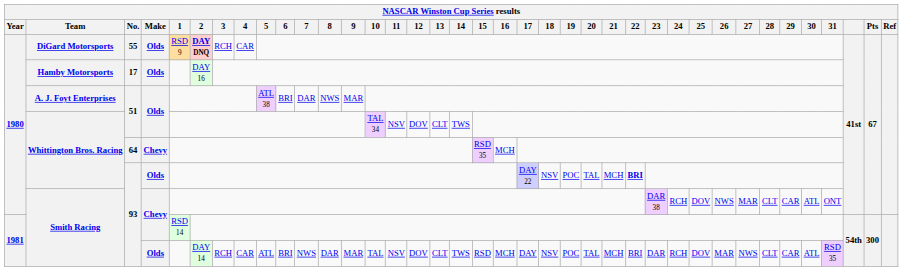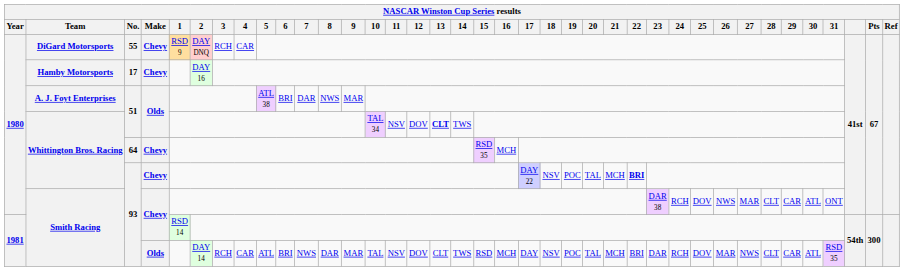(155, 47) Olds -> (155, 47) Chevy
(201, 47) bold -> (201, 46) normal
(155, 73) Olds -> (155, 73) Chevy
(440, 124) normal -> (440, 124) bold
(155, 176) Olds -> (155, 176) Chevy
